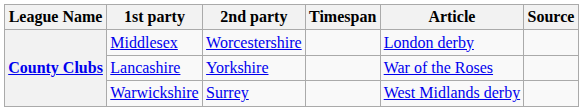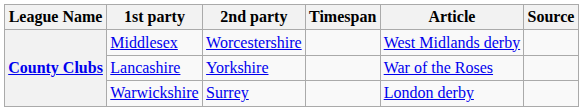(429, 42) London derby -> (452, 42) West Midlands derby
(452, 93) West Midlands derby -> (429, 93) London derby
